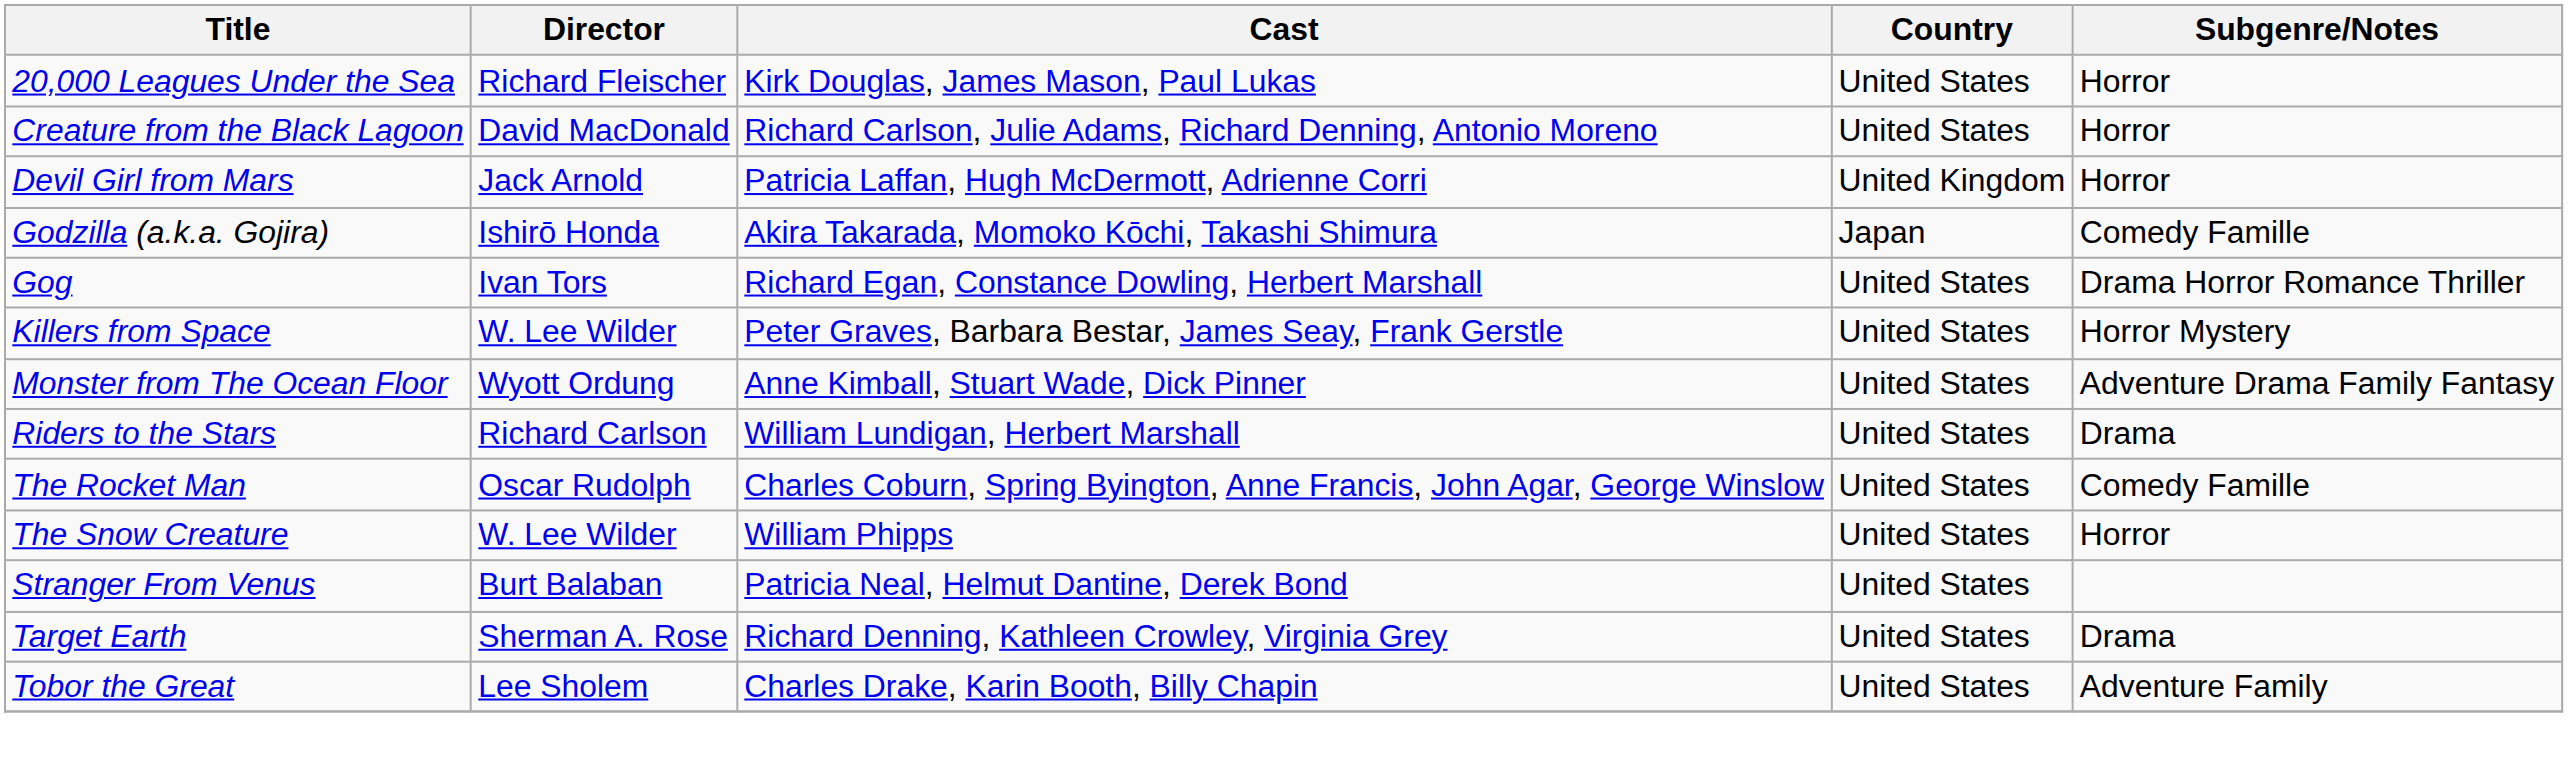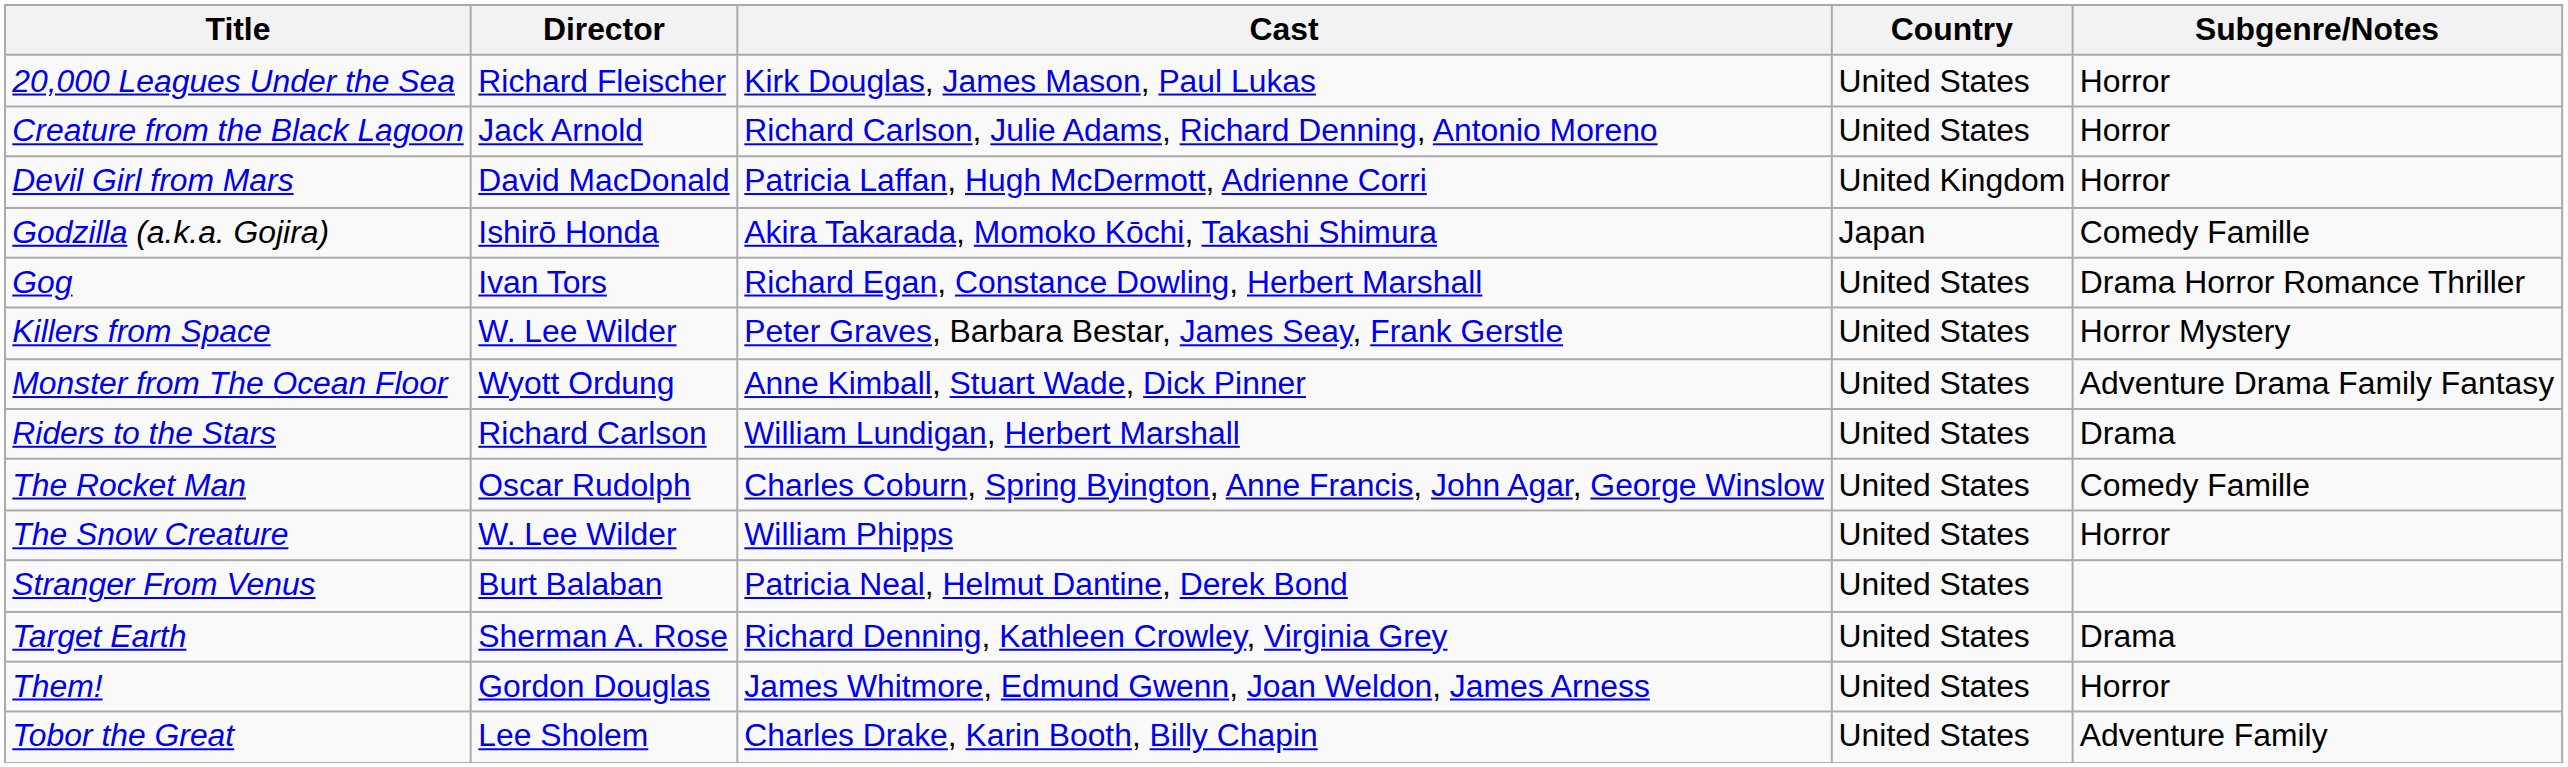(604, 130) David MacDonald -> (561, 130) Jack Arnold
(561, 181) Jack Arnold -> (604, 181) David MacDonald
+ row: (57, 686)
